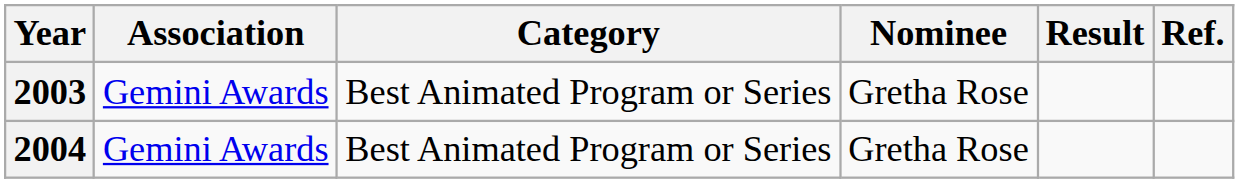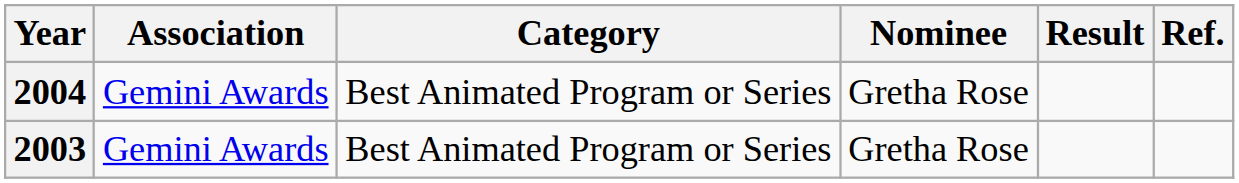rows swapped: (50, 90) <-> (50, 148)
